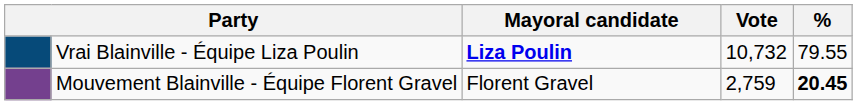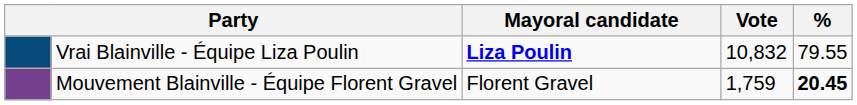(756, 52) 10,732 -> (756, 52) 10,832
(751, 83) 2,759 -> (751, 83) 1,759
